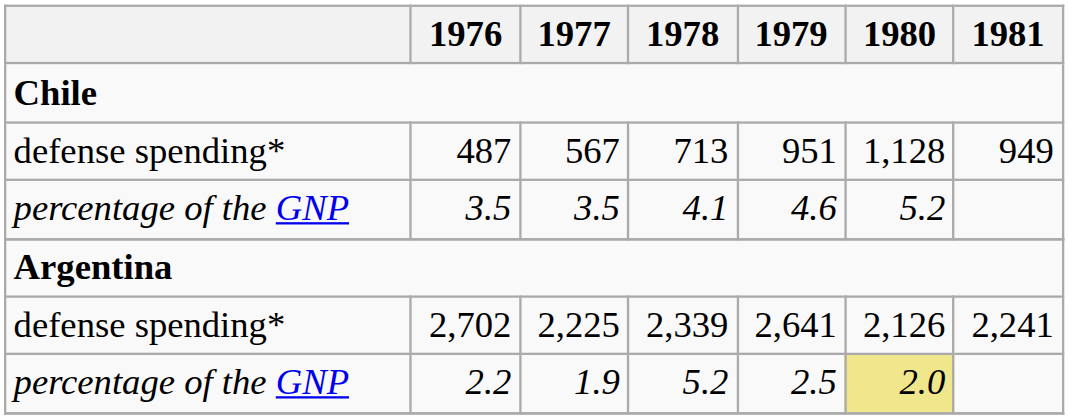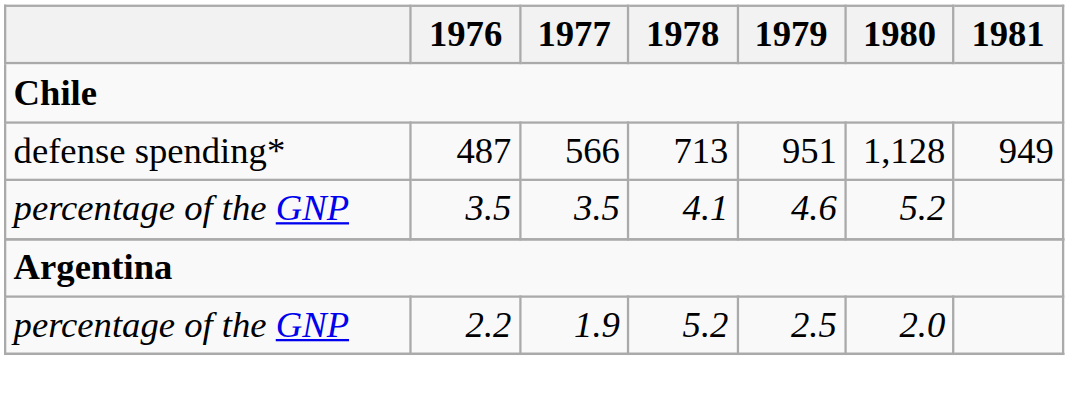(592, 150) 567 -> (592, 150) 566
- row: (470, 324)
(922, 382) khaki background -> (922, 324) no background
